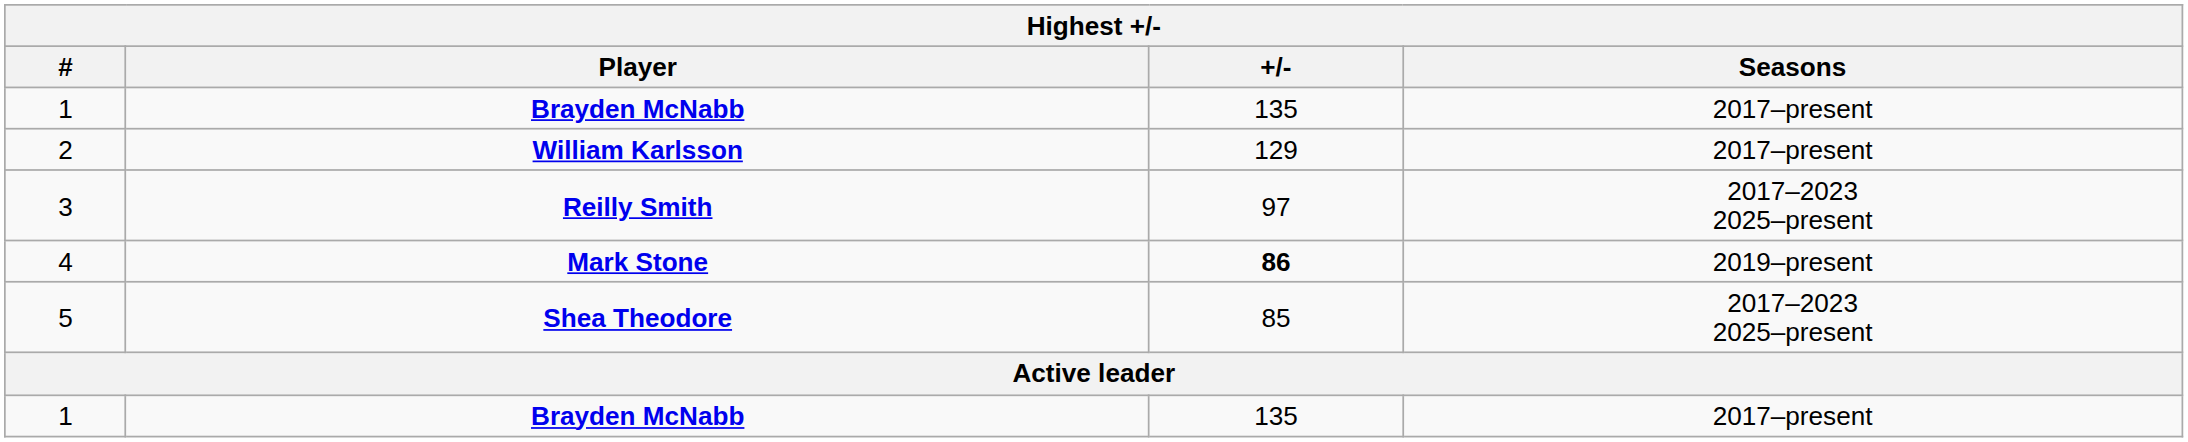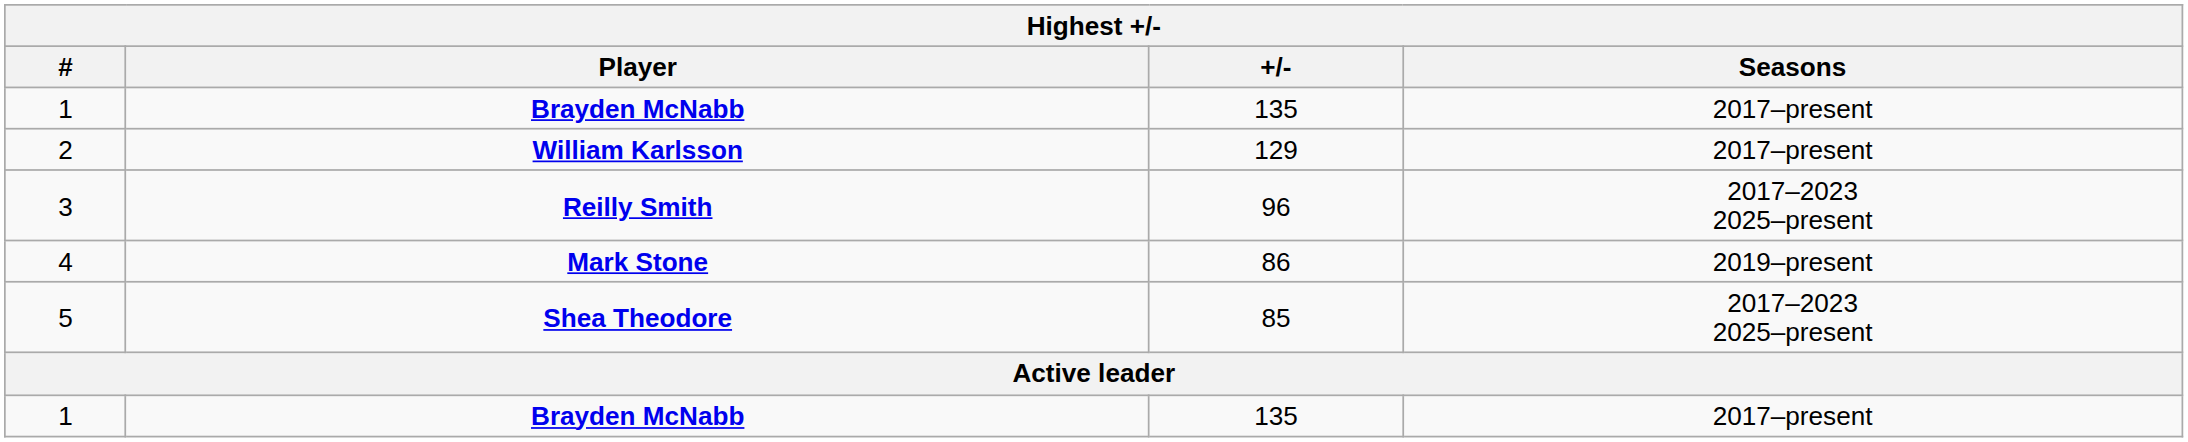(1276, 206) 97 -> (1276, 206) 96
(1276, 262) bold -> (1276, 262) normal
